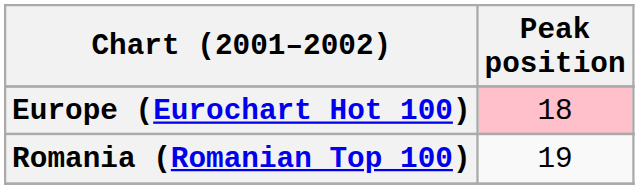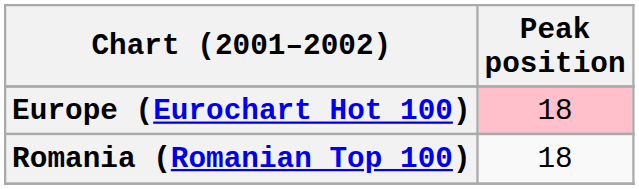(555, 159) 19 -> (555, 159) 18
